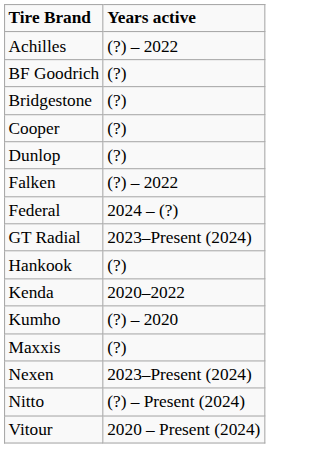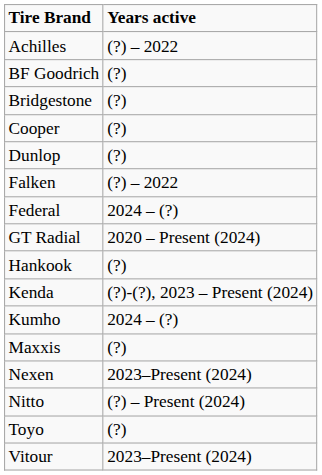(179, 237) 2023–Present (2024) -> (184, 237) 2020 – Present (2024)
(146, 292) 2020–2022 -> (210, 292) (?)-(?), 2023 – Present (2024)
(143, 319) (?) – 2020 -> (143, 319) 2024 – (?)
+ row: (26, 429)
(184, 429) 2020 – Present (2024) -> (179, 456) 2023–Present (2024)
